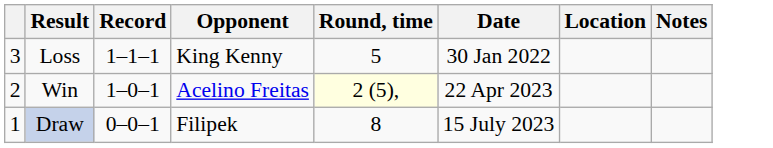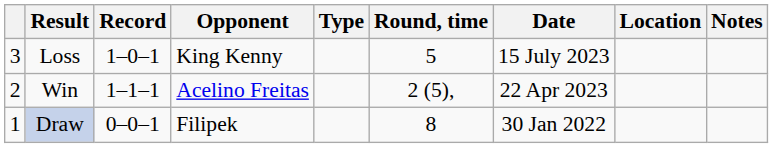+ column: (341, 21)
(133, 55) 1–1–1 -> (133, 55) 1–0–1
(499, 55) 30 Jan 2022 -> (554, 55) 15 July 2023
(133, 90) 1–0–1 -> (133, 90) 1–1–1
(376, 90) lightyellow background -> (431, 90) no background
(499, 124) 15 July 2023 -> (554, 124) 30 Jan 2022
